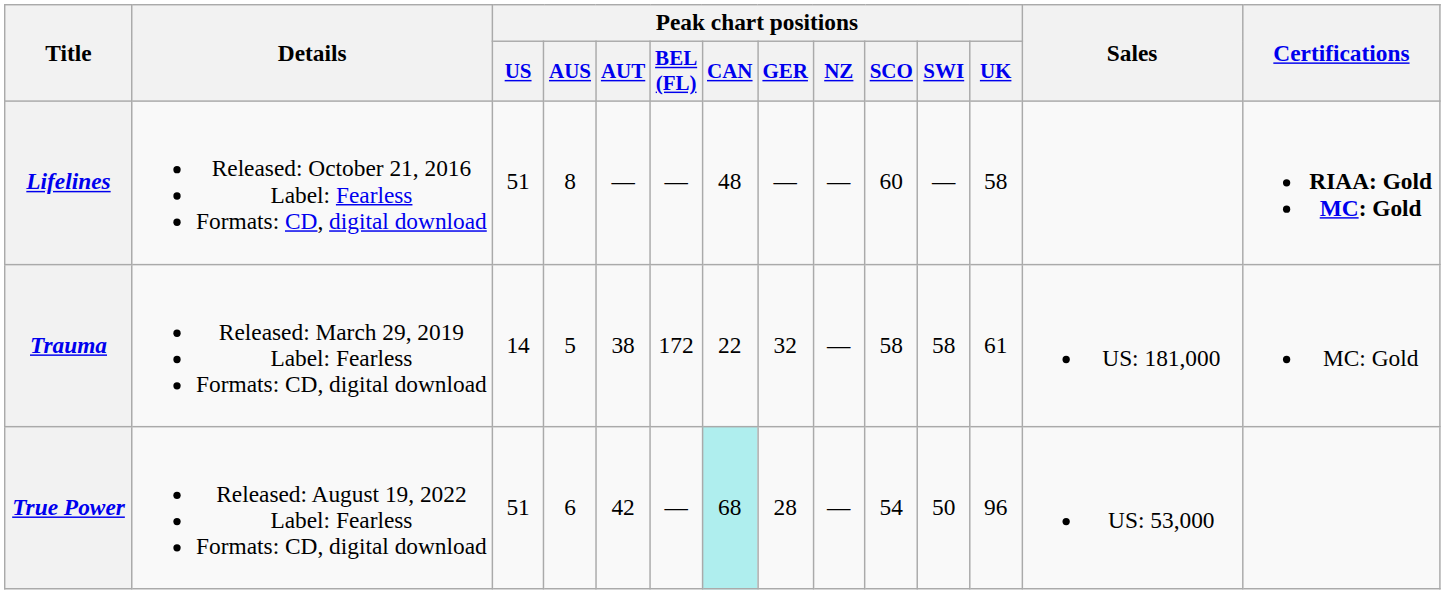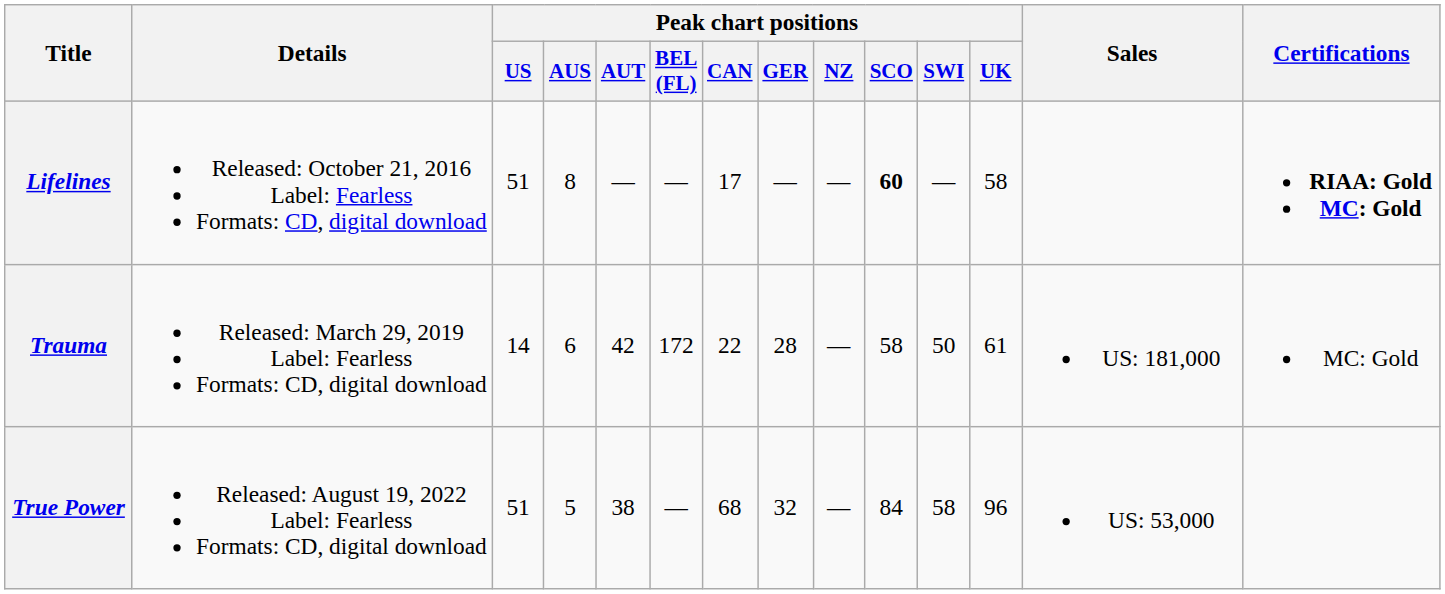(730, 182) 48 -> (730, 182) 17
(891, 182) normal -> (891, 182) bold
(570, 344) 5 -> (570, 344) 6
(623, 344) 38 -> (623, 344) 42
(785, 344) 32 -> (785, 344) 28
(944, 344) 58 -> (944, 344) 50
(570, 507) 6 -> (570, 507) 5
(623, 507) 42 -> (623, 507) 38
(730, 507) paleturquoise background -> (730, 507) no background
(785, 507) 28 -> (785, 507) 32
(891, 507) 54 -> (891, 507) 84
(944, 507) 50 -> (944, 507) 58
